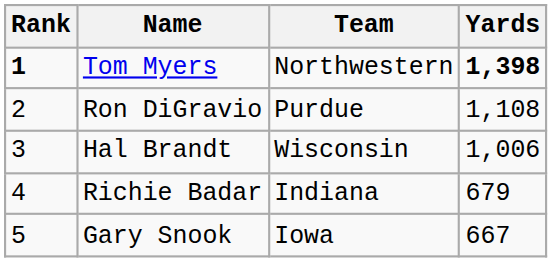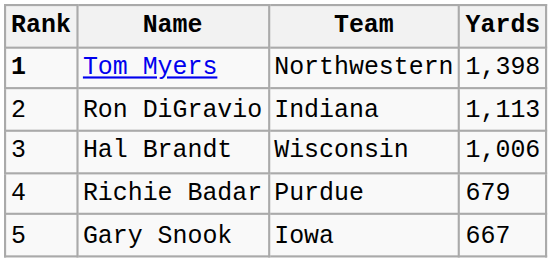(503, 68) bold -> (503, 68) normal
(319, 109) Purdue -> (327, 109) Indiana
(503, 109) 1,108 -> (503, 109) 1,113
(327, 193) Indiana -> (319, 193) Purdue
